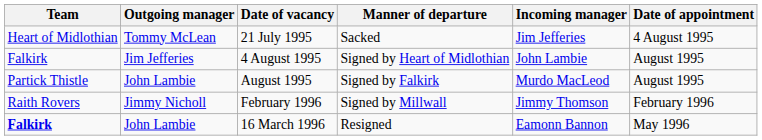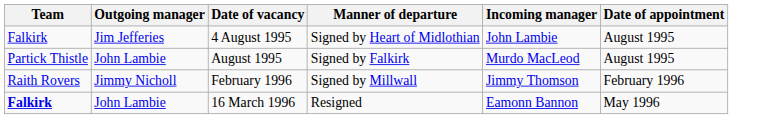- row: (276, 37)
